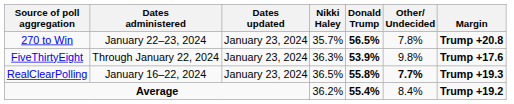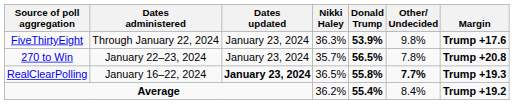rows swapped: (47, 40) <-> (47, 57)
(266, 75) normal -> (267, 75) bold
